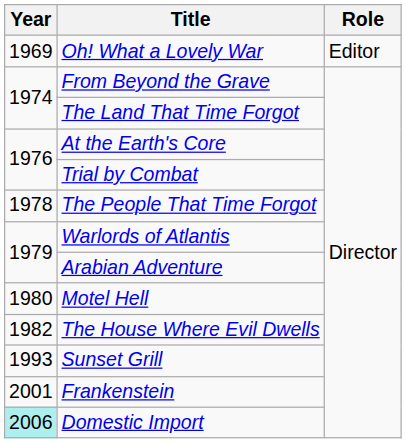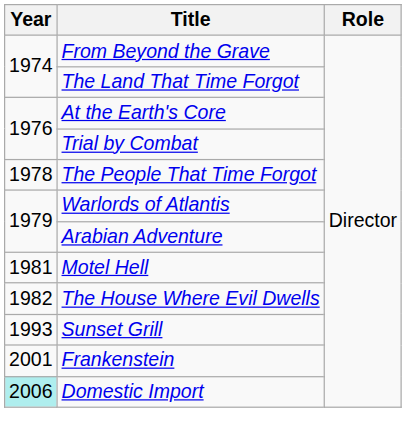- row: (162, 50)
(31, 298) 1980 -> (31, 267) 1981
